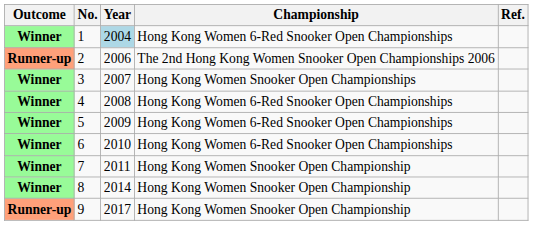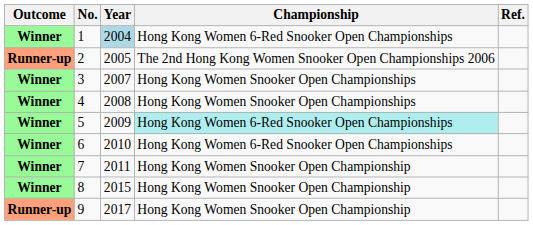(117, 58) 2006 -> (117, 58) 2005
(295, 101) Hong Kong Women 6-Red Snooker Open Championships -> (277, 101) Hong Kong Women Snooker Open Championships
(295, 123) no background -> (295, 123) paleturquoise background
(117, 187) 2014 -> (117, 187) 2015
